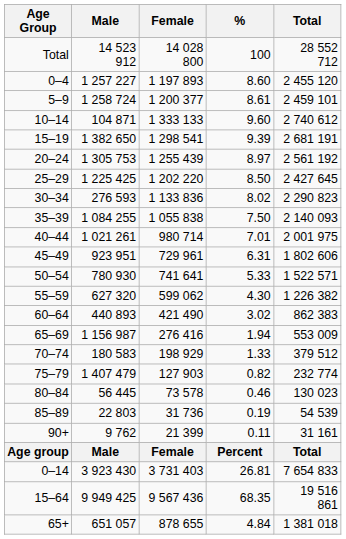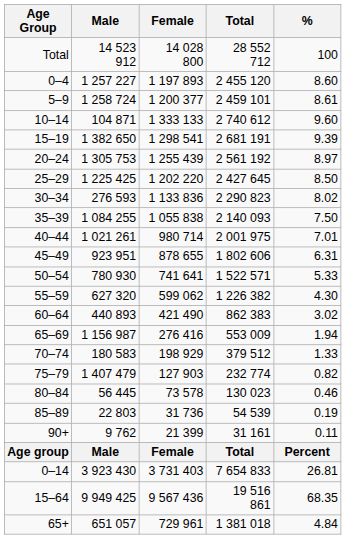columns swapped: (307, 21) <-> (240, 21)
(181, 256) 729 961 -> (181, 256) 878 655
(181, 524) 878 655 -> (181, 524) 729 961
